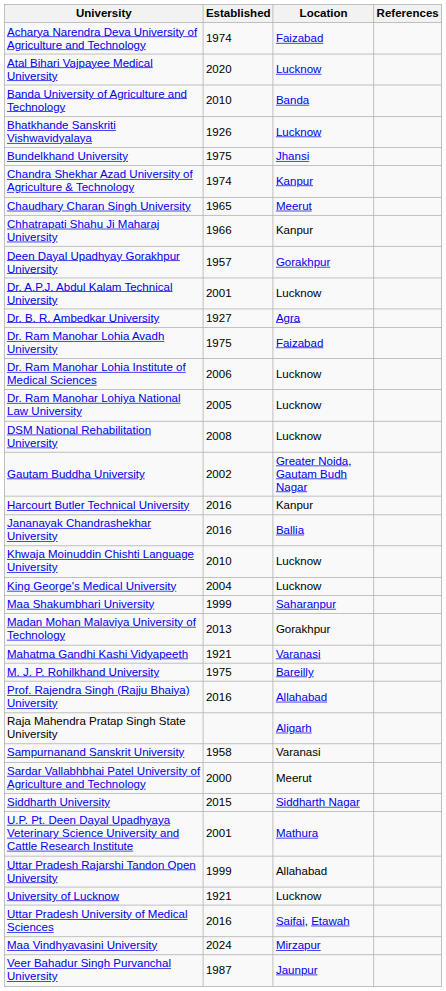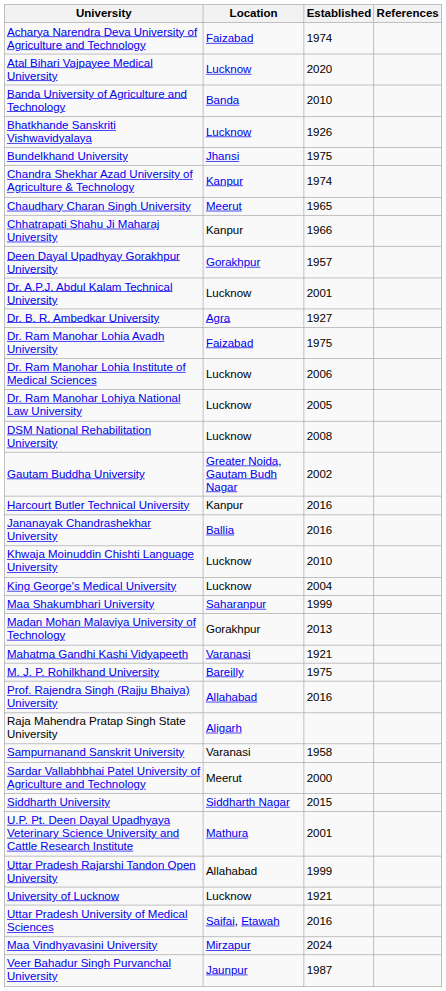columns swapped: (324, 13) <-> (238, 13)
